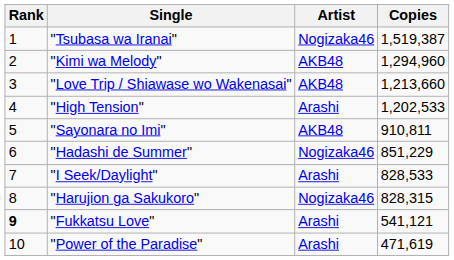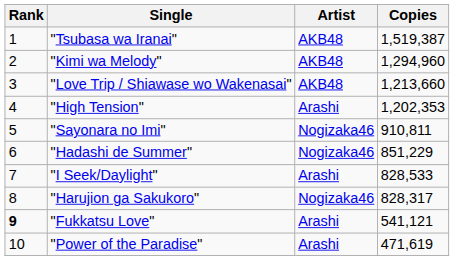(336, 38) Nogizaka46 -> (321, 38) AKB48
(413, 107) 1,202,533 -> (413, 107) 1,202,353
(321, 130) AKB48 -> (336, 130) Nogizaka46
(407, 198) 828,315 -> (407, 198) 828,317
